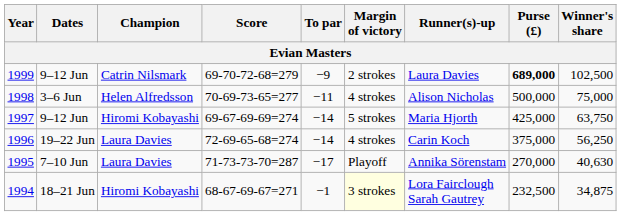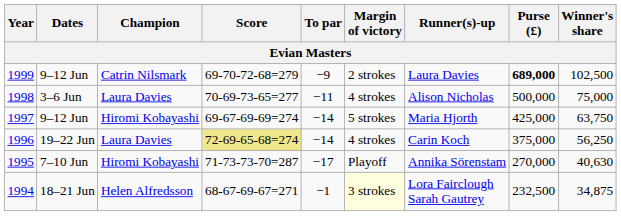(147, 96) Helen Alfredsson -> (136, 96) Laura Davies
(252, 140) no background -> (252, 140) khaki background
(136, 162) Laura Davies -> (150, 162) Hiromi Kobayashi
(150, 191) Hiromi Kobayashi -> (147, 191) Helen Alfredsson
